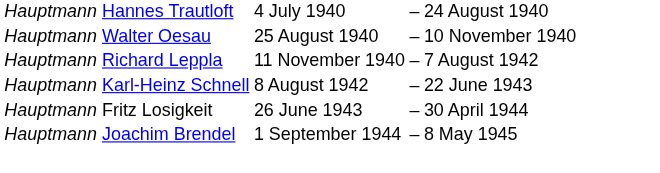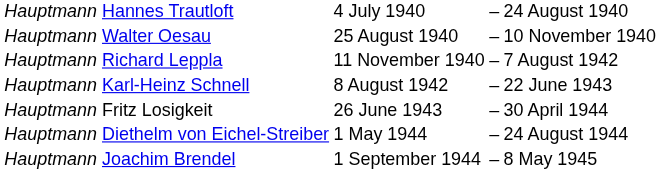+ row: (167, 134)
